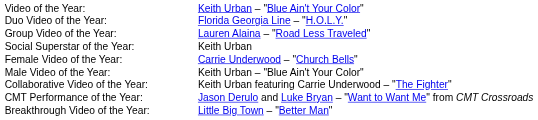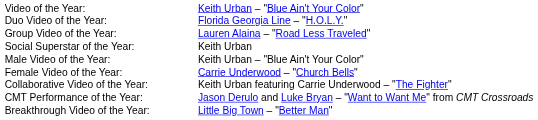rows swapped: (57, 72) <-> (63, 59)
